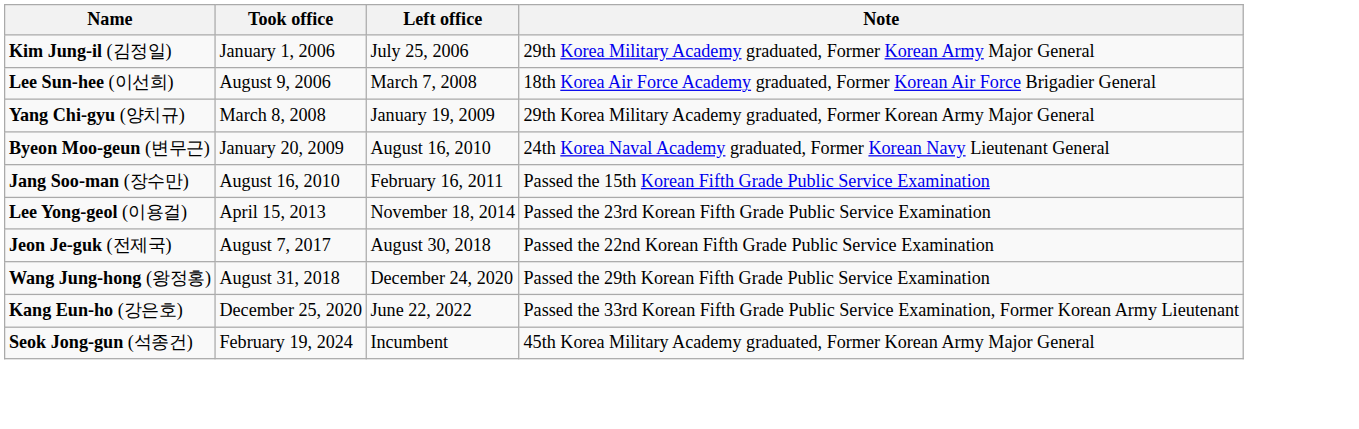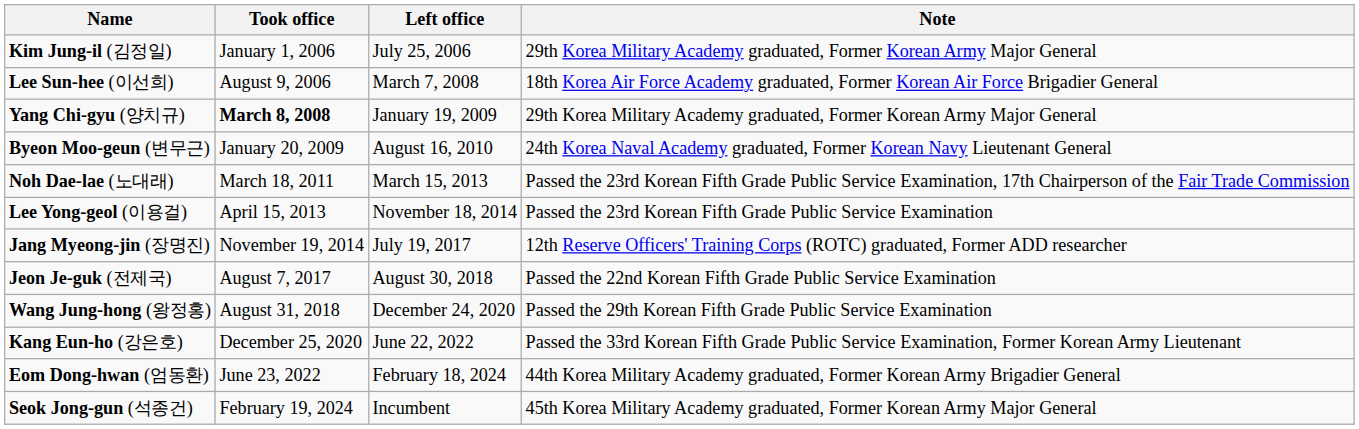(273, 115) normal -> (275, 115) bold
- row: (99, 180)
+ row: (91, 180)
+ row: (109, 245)
+ row: (109, 375)
